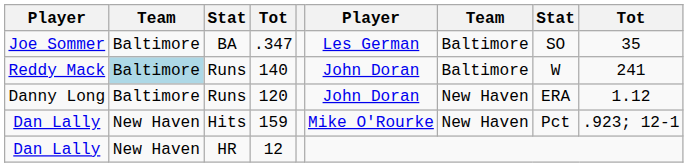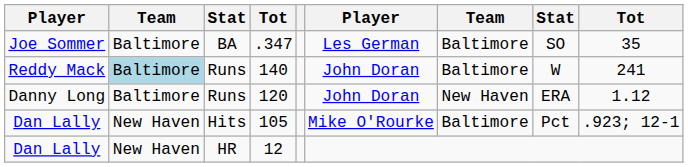(273, 123) 159 -> (273, 123) 105
(485, 123) New Haven -> (485, 123) Baltimore
